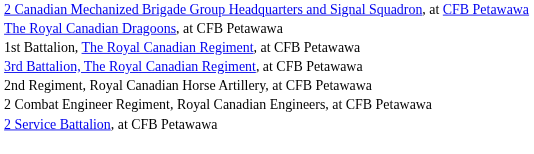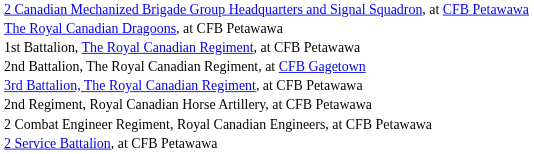+ row: (185, 66)
